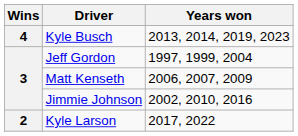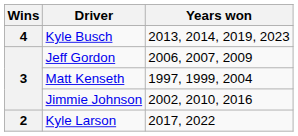(200, 58) 1997, 1999, 2004 -> (200, 58) 2006, 2007, 2009
(200, 79) 2006, 2007, 2009 -> (200, 79) 1997, 1999, 2004
